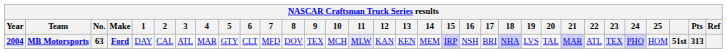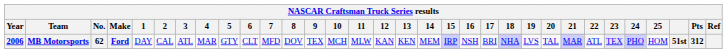(15, 41) 2004 -> (15, 41) 2006
(99, 41) 63 -> (99, 41) 62
(361, 41) lavender background -> (361, 41) no background
(697, 41) 313 -> (697, 41) 312
